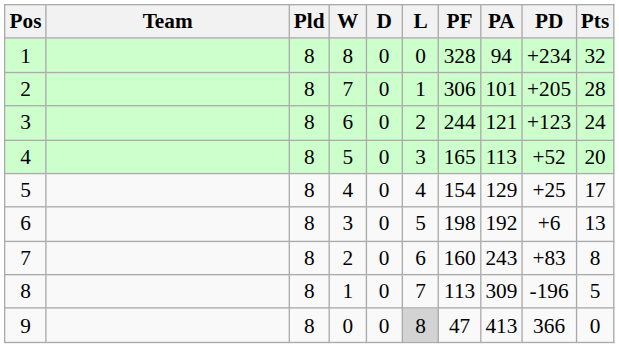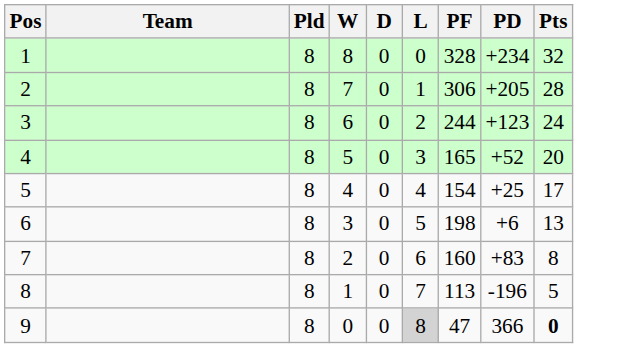- column: (501, 21)
(595, 325) normal -> (553, 325) bold
